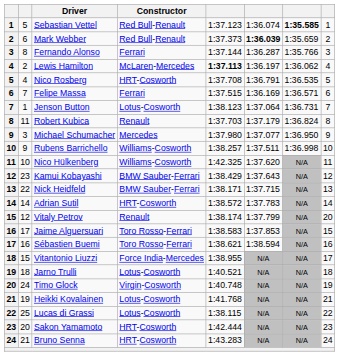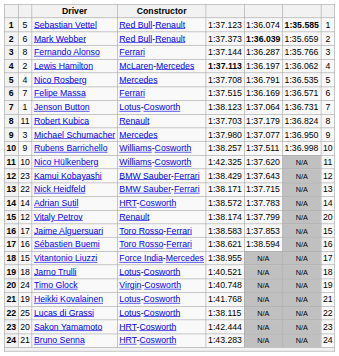(148, 79) HRT-Cosworth -> (138, 79) Mercedes
